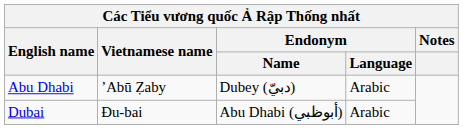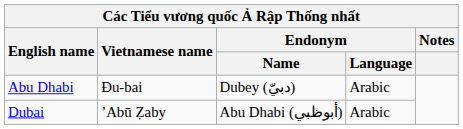(134, 87) ʼAbū Ẓaby -> (122, 87) Đu-bai
(122, 112) Đu-bai -> (134, 112) ʼAbū Ẓaby
